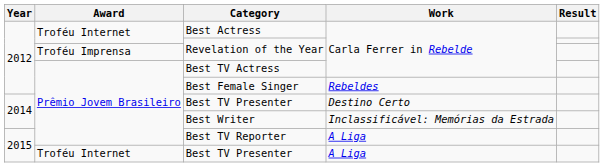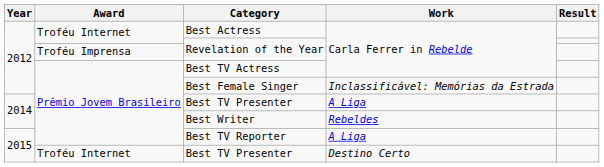(354, 86) Rebeldes -> (441, 86) Inclassificável: Memórias da Estrada
(369, 103) Destino Certo -> (347, 103) A Liga
(441, 120) Inclassificável: Memórias da Estrada -> (354, 120) Rebeldes
(347, 153) A Liga -> (369, 153) Destino Certo
